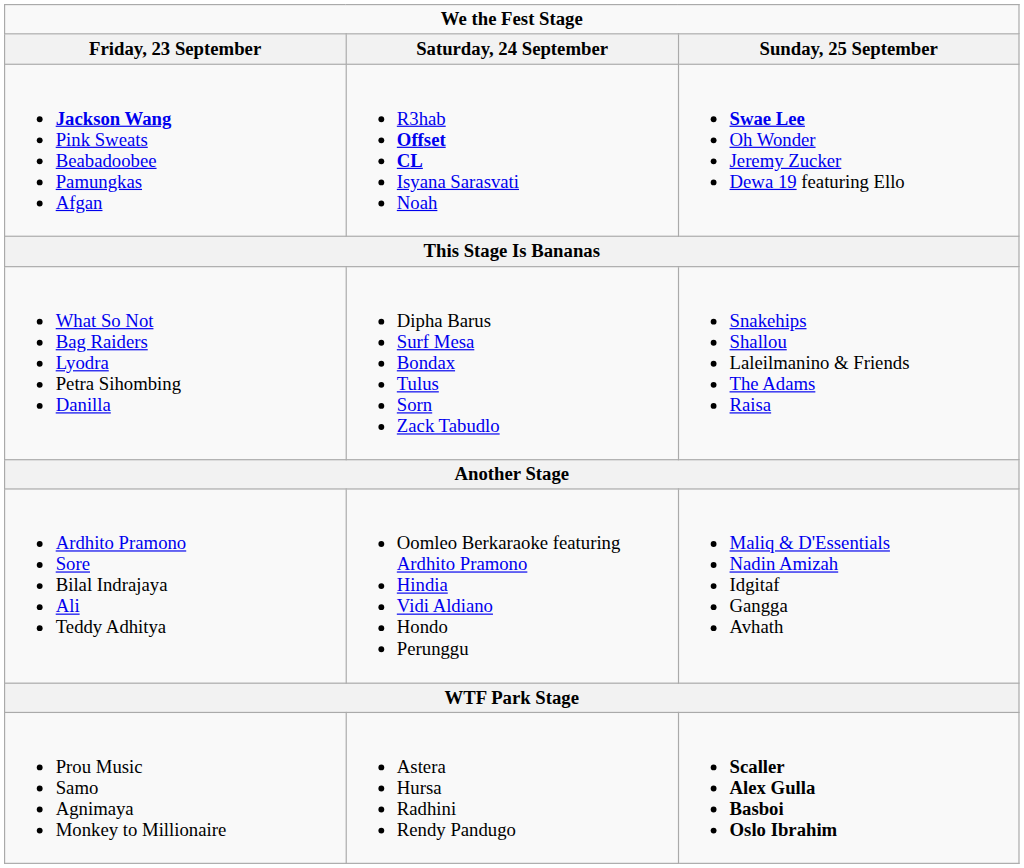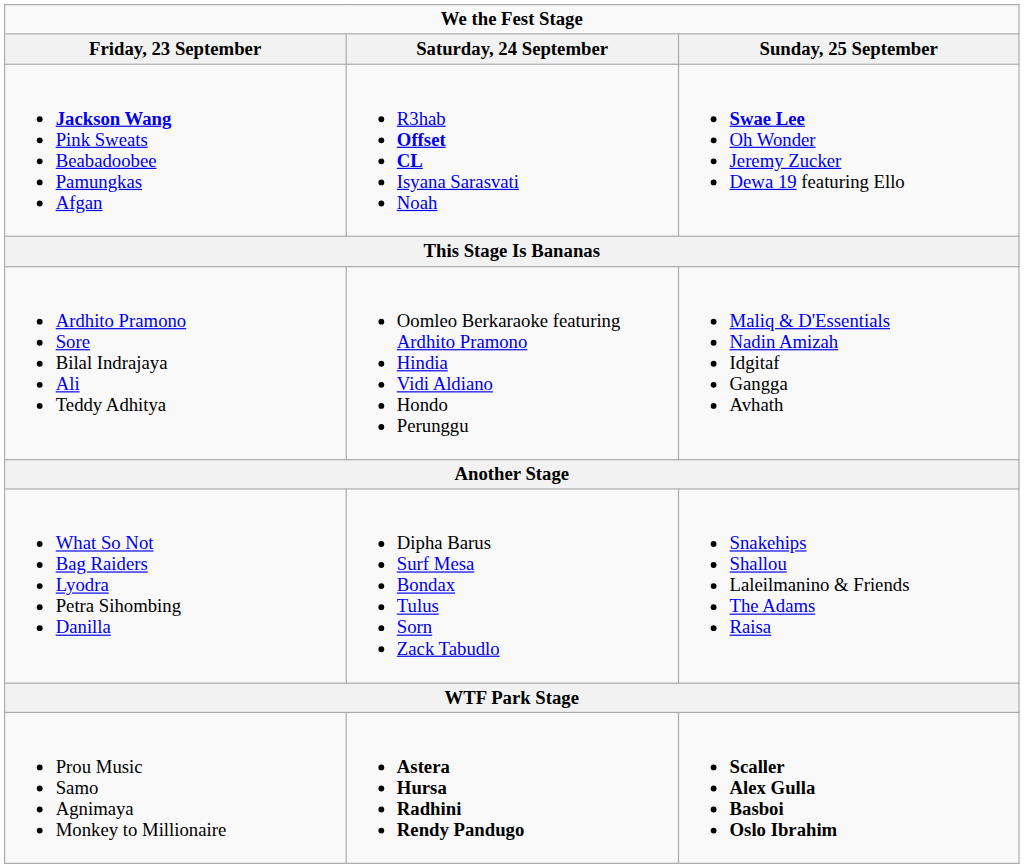rows swapped: (175, 363) <-> (175, 586)
(512, 799) normal -> (512, 799) bold
